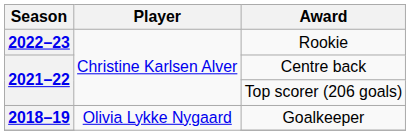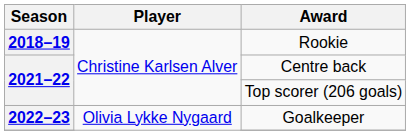(39, 42) 2022–23 -> (39, 42) 2018–19
(39, 117) 2018–19 -> (39, 117) 2022–23
